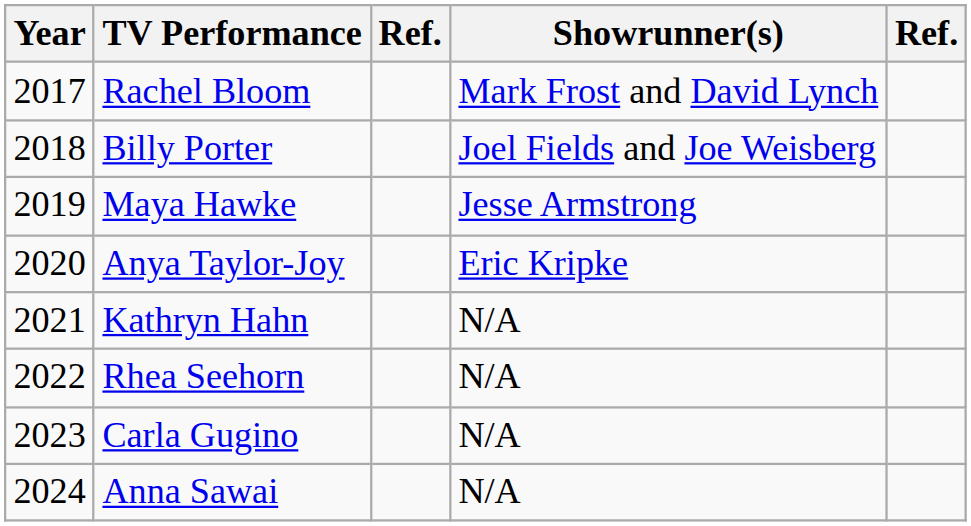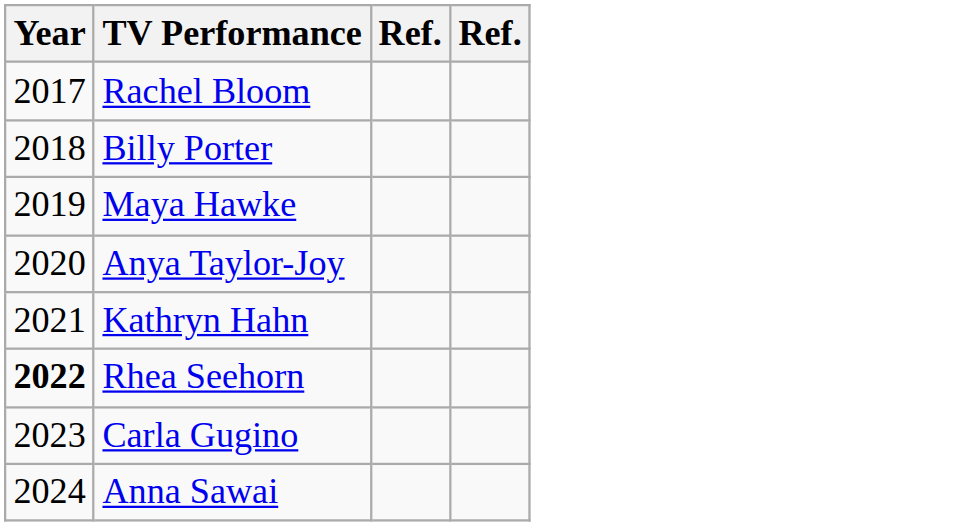- column: (668, 33)
(50, 377) normal -> (50, 377) bold
